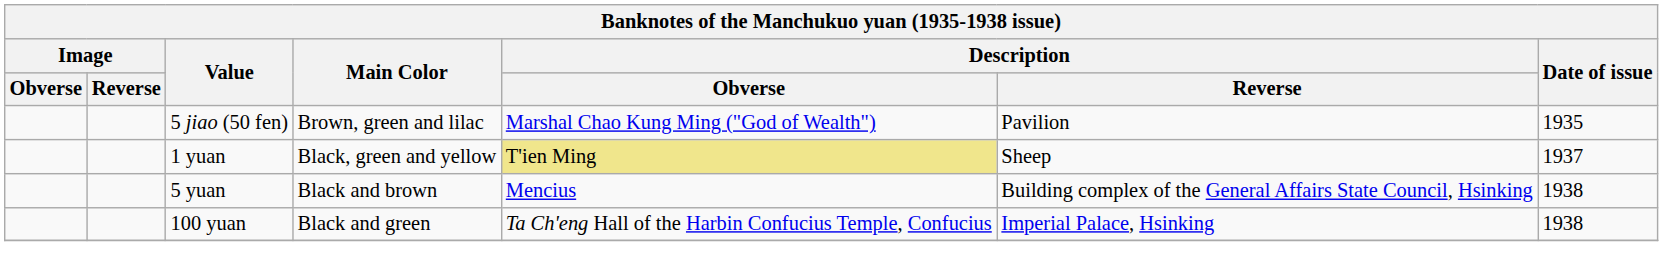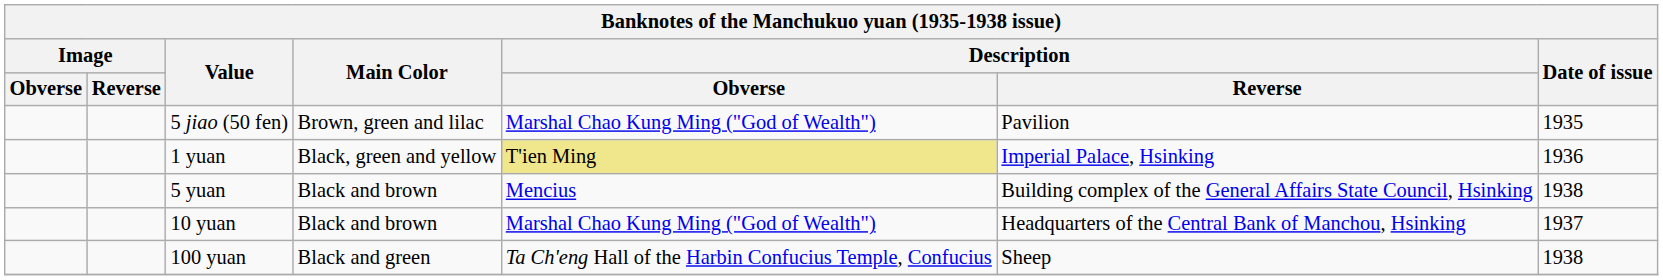(1026, 156) Sheep -> (1108, 156) Imperial Palace, Hsinking
(1563, 156) 1937 -> (1563, 156) 1936
+ row: (203, 224)
(1108, 224) Imperial Palace, Hsinking -> (1026, 257) Sheep
